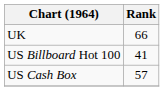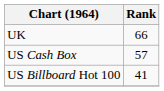rows swapped: (64, 55) <-> (42, 75)
